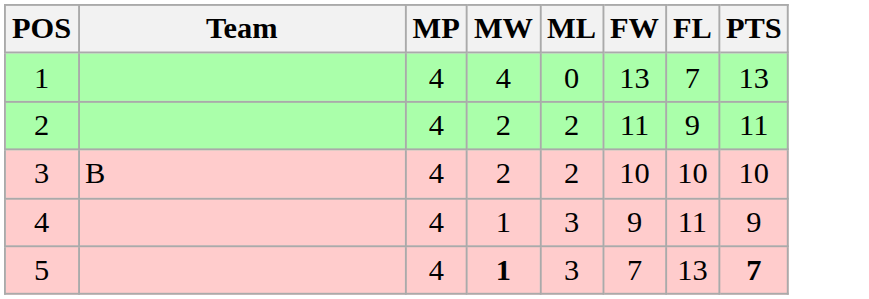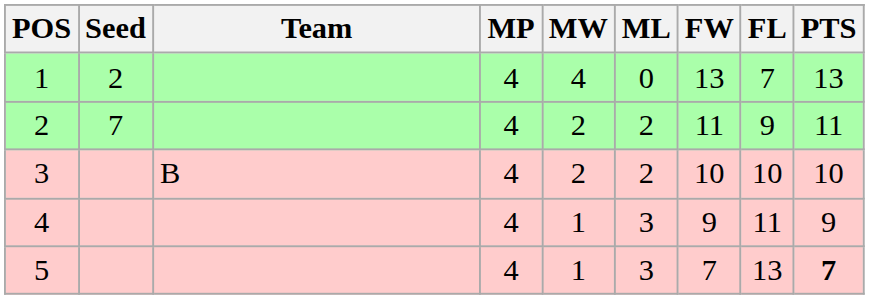+ column: (116, 28)
(503, 269) bold -> (578, 269) normal
